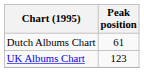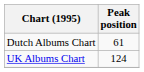(119, 59) 123 -> (119, 59) 124
